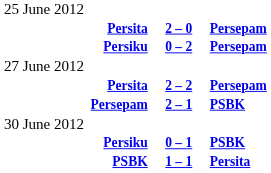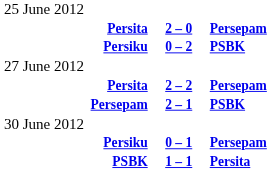(238, 47) Persepam -> (227, 47) PSBK
(227, 143) PSBK -> (238, 143) Persepam
